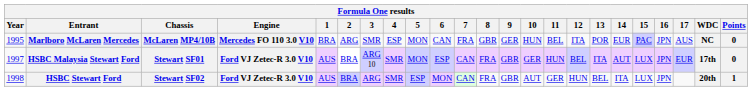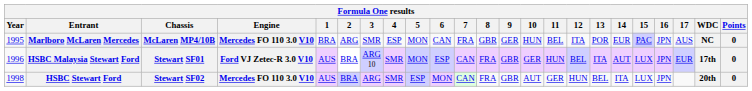(15, 59) 1997 -> (15, 59) 1996
(266, 78) Ford VJ Zetec-R 3.0 V10 -> (267, 78) Mercedes FO 110 3.0 V10
(734, 78) 1 -> (734, 78) 0
